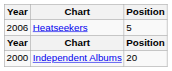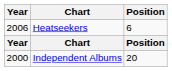(129, 27) 5 -> (129, 27) 6
